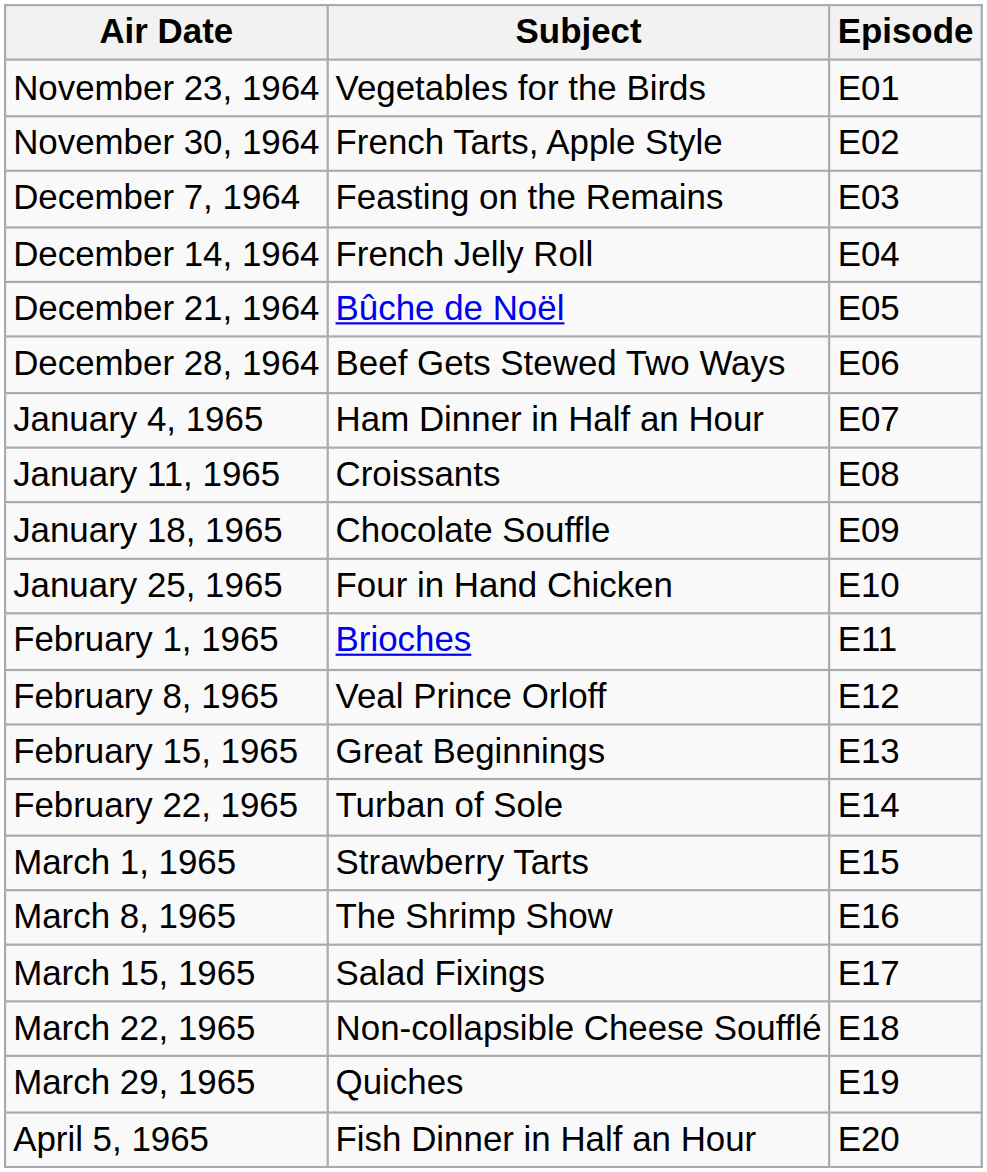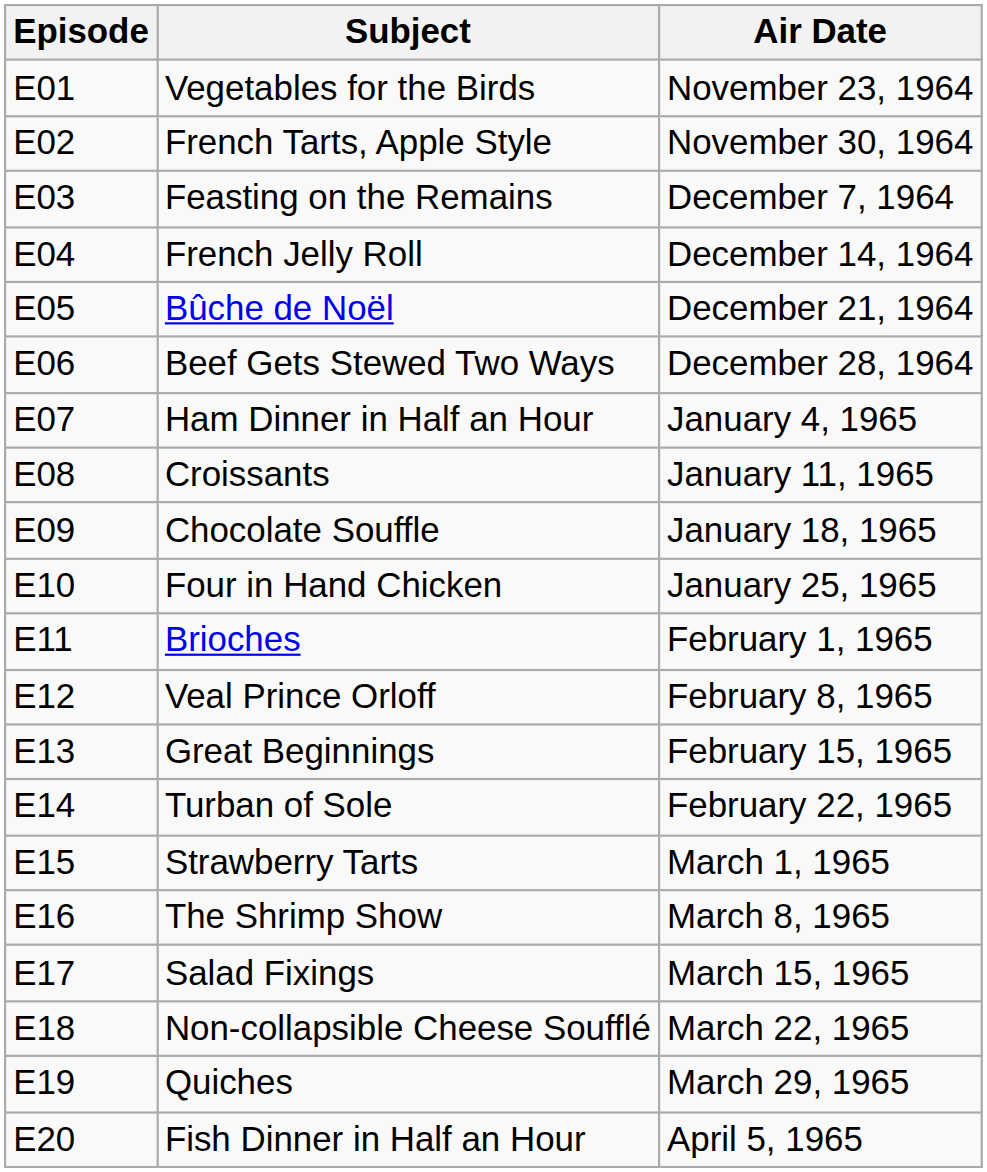columns swapped: (906, 32) <-> (166, 32)
